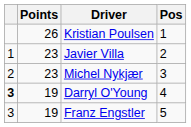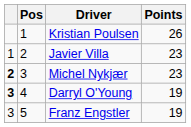columns swapped: (171, 14) <-> (39, 14)
(11, 74) normal -> (11, 74) bold
